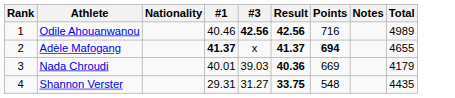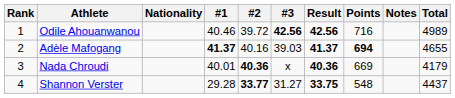+ column: (255, 13)
(255, 48) x -> (288, 48) 39.03
(255, 66) 39.03 -> (288, 66) x
(221, 84) 29.31 -> (221, 84) 29.28
(402, 84) 4435 -> (435, 84) 4437
